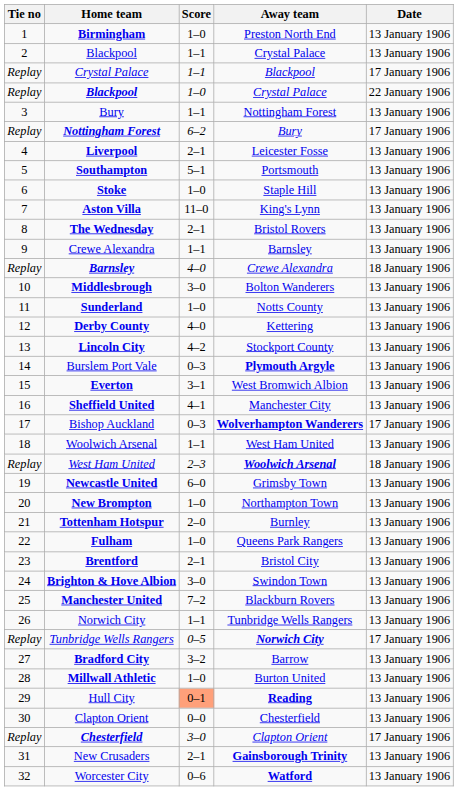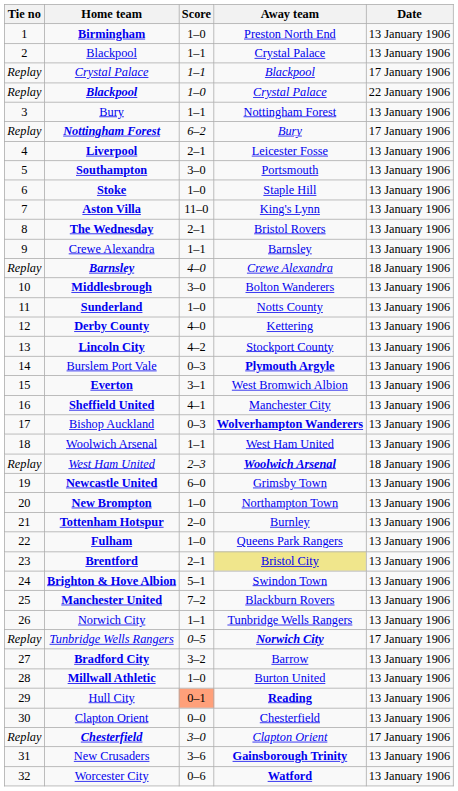(196, 170) 5–1 -> (196, 170) 3–0
(409, 424) 17 January 1906 -> (409, 424) 13 January 1906
(290, 561) no background -> (290, 561) khaki background
(196, 580) 3–0 -> (196, 580) 5–1
(196, 756) 2–1 -> (196, 756) 3–6
